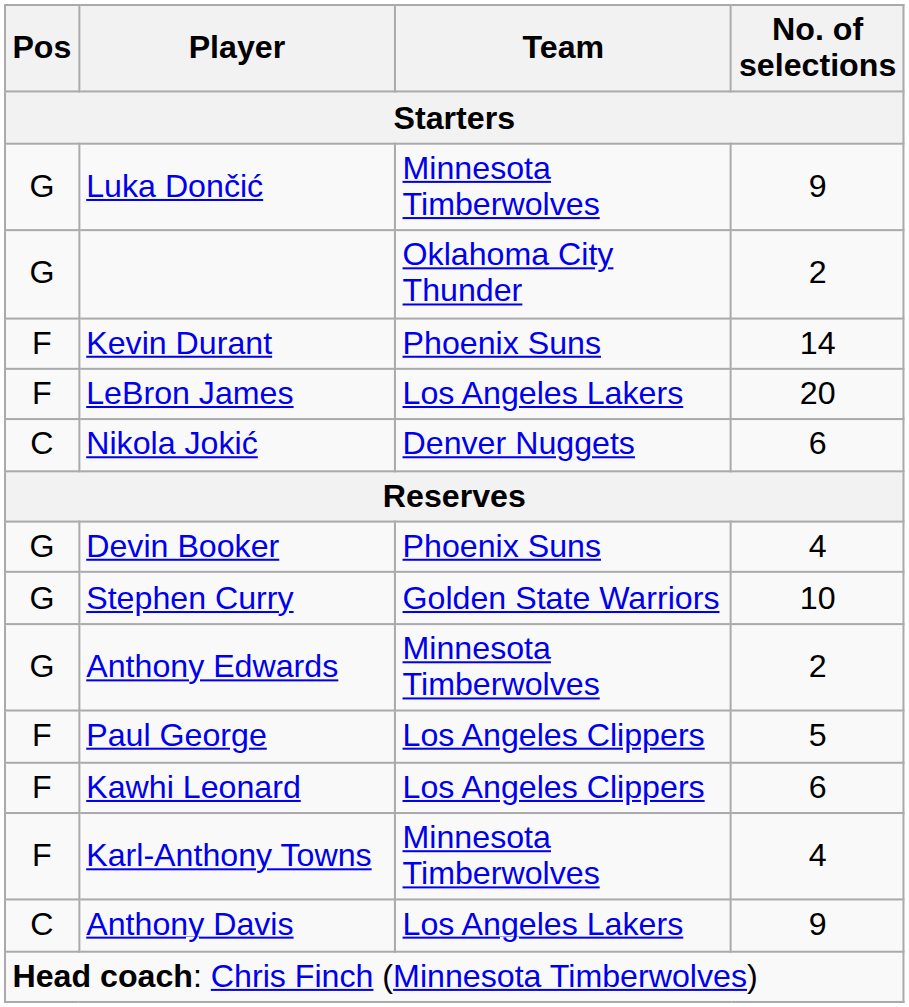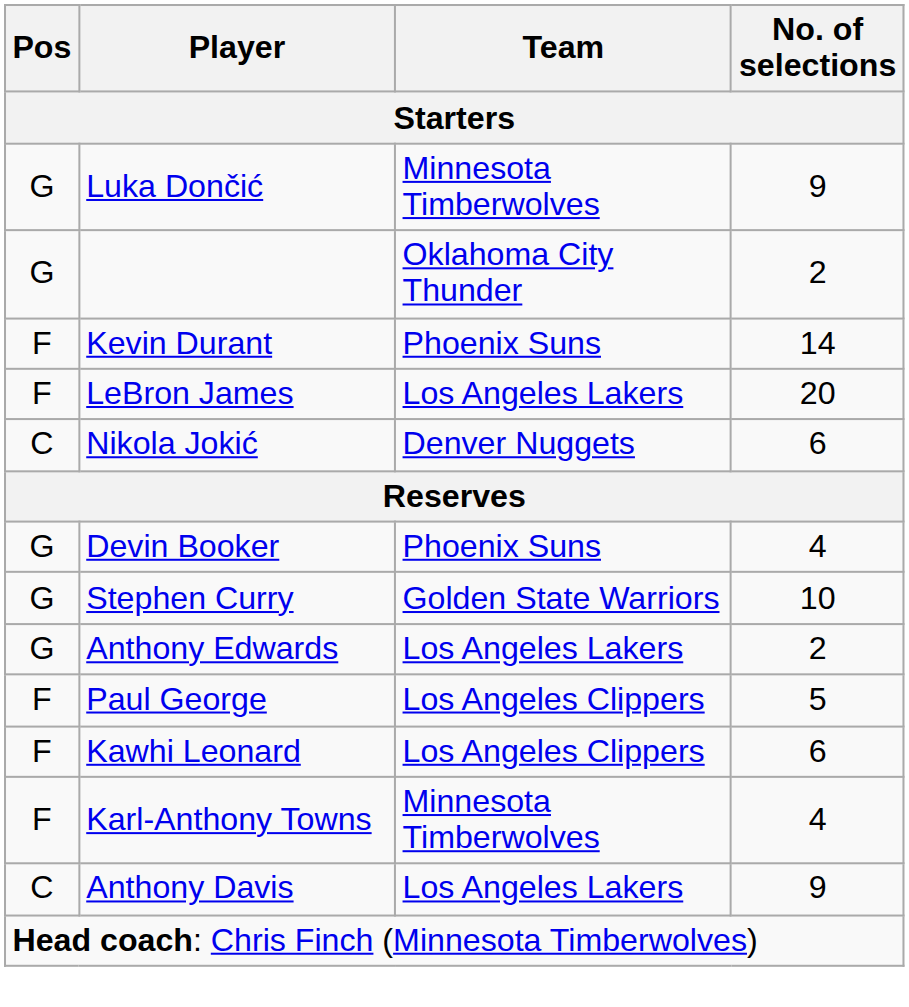(501, 666) Minnesota Timberwolves -> (543, 648) Los Angeles Lakers
